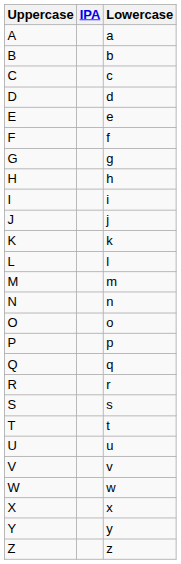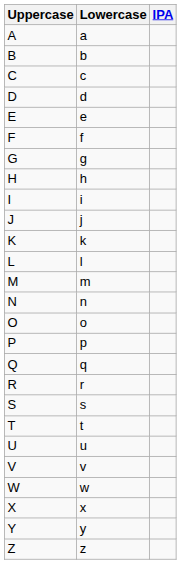columns swapped: (140, 14) <-> (90, 14)
